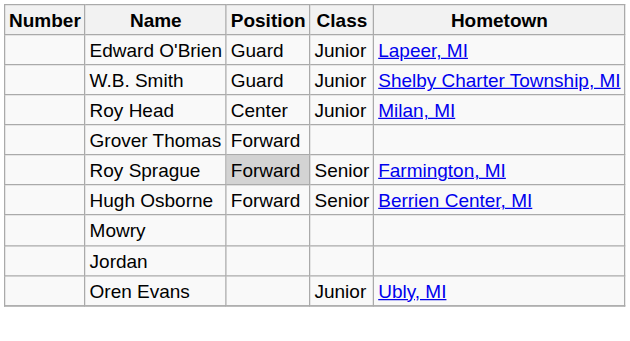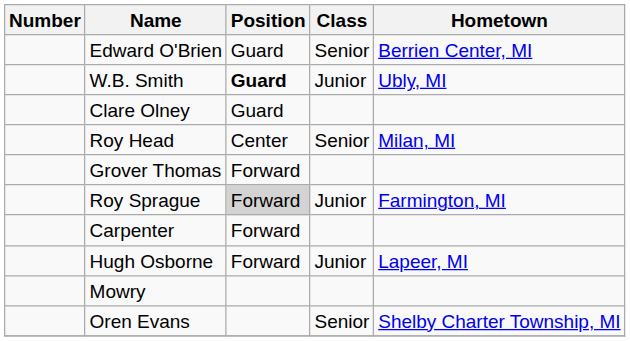(340, 50) Junior -> (342, 50) Senior
(423, 50) Lapeer, MI -> (455, 50) Berrien Center, MI
(257, 80) normal -> (259, 80) bold
(499, 80) Shelby Charter Township, MI -> (412, 80) Ubly, MI
+ row: (140, 110)
(340, 110) Junior -> (342, 140) Senior
(342, 170) Senior -> (340, 200) Junior
+ row: (132, 230)
(342, 200) Senior -> (340, 260) Junior
(455, 200) Berrien Center, MI -> (423, 260) Lapeer, MI
- row: (119, 260)
(340, 291) Junior -> (342, 321) Senior
(412, 291) Ubly, MI -> (499, 321) Shelby Charter Township, MI
